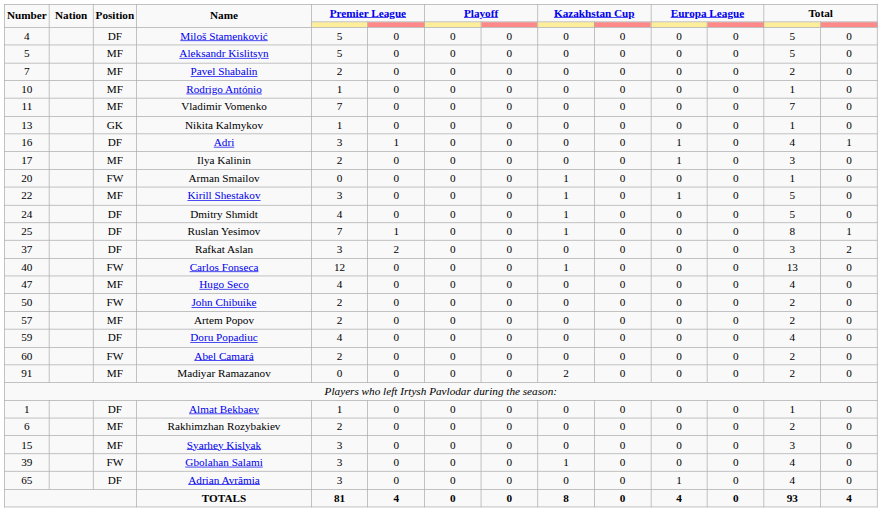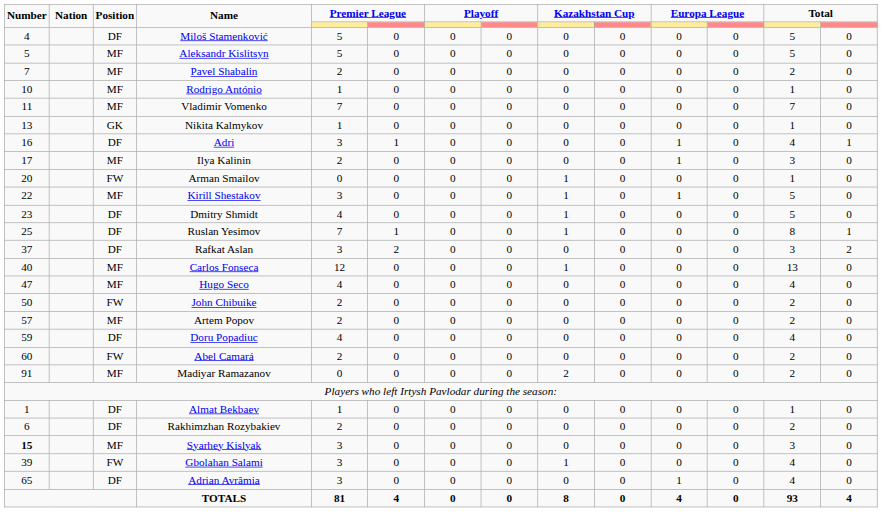(27, 213) 24 -> (27, 213) 23
(115, 267) FW -> (115, 267) MF
(115, 427) MF -> (115, 427) DF
(27, 444) normal -> (27, 444) bold
